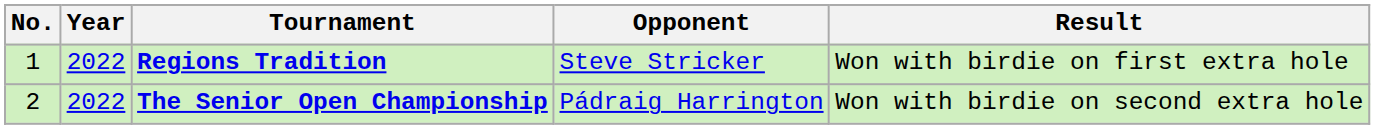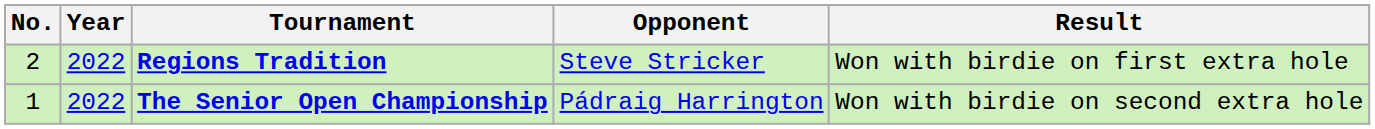(33, 65) 1 -> (33, 65) 2
(33, 104) 2 -> (33, 104) 1
